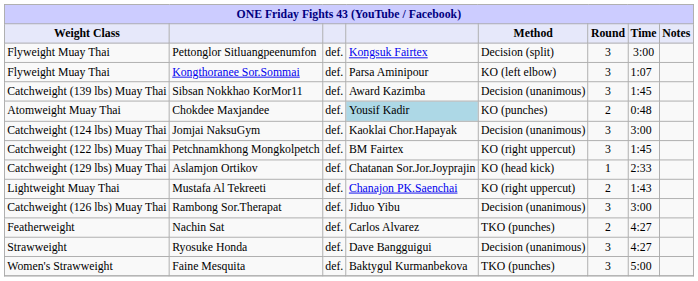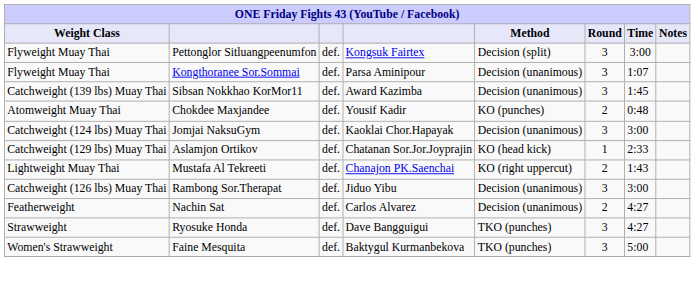(519, 72) KO (left elbow) -> (530, 72) Decision (unanimous)
(379, 111) lightblue background -> (376, 111) no background
- row: (246, 149)
(518, 227) TKO (punches) -> (530, 208) Decision (unanimous)
(533, 246) Decision (unanimous) -> (515, 227) TKO (punches)
